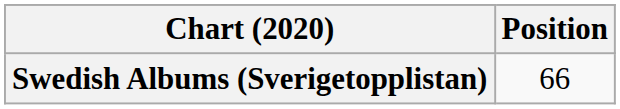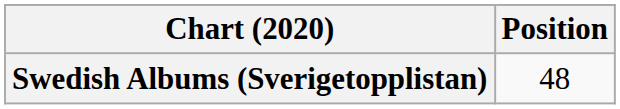(555, 77) 66 -> (555, 77) 48
